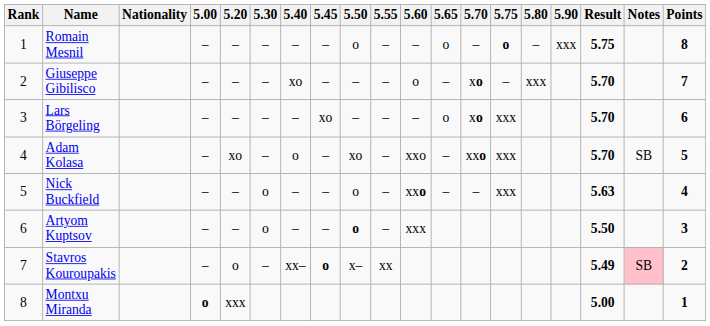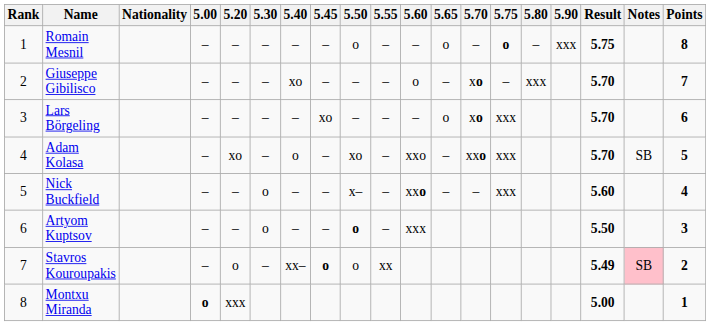(356, 191) o -> (356, 191) x–
(603, 191) 5.63 -> (603, 191) 5.60
(356, 265) x– -> (356, 265) o
